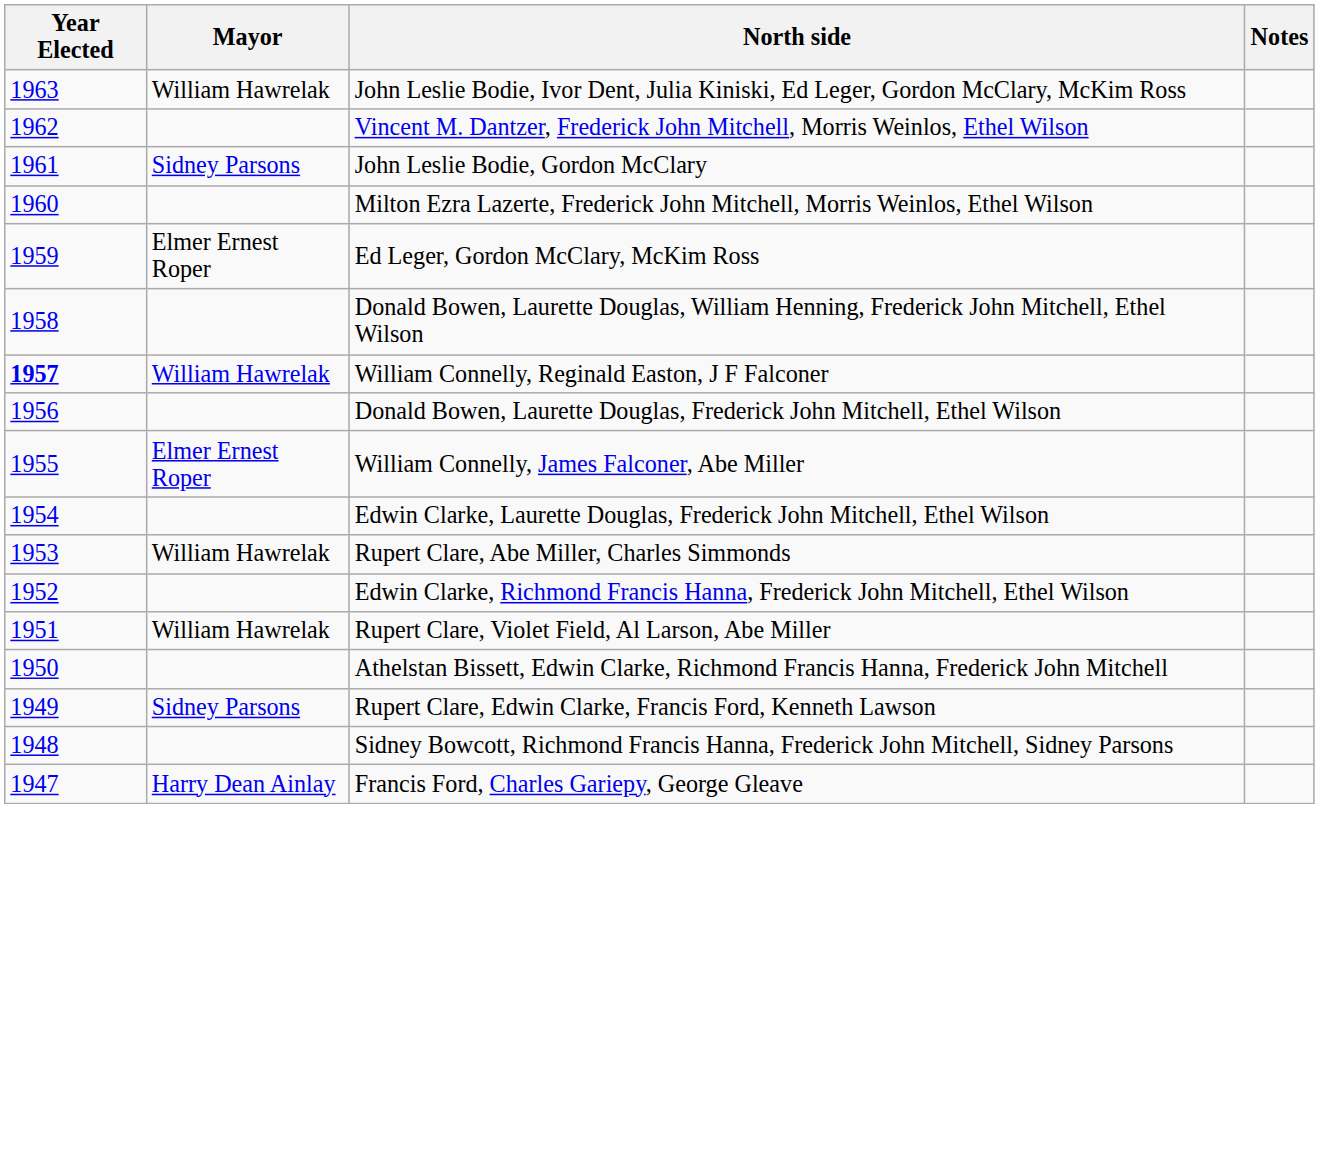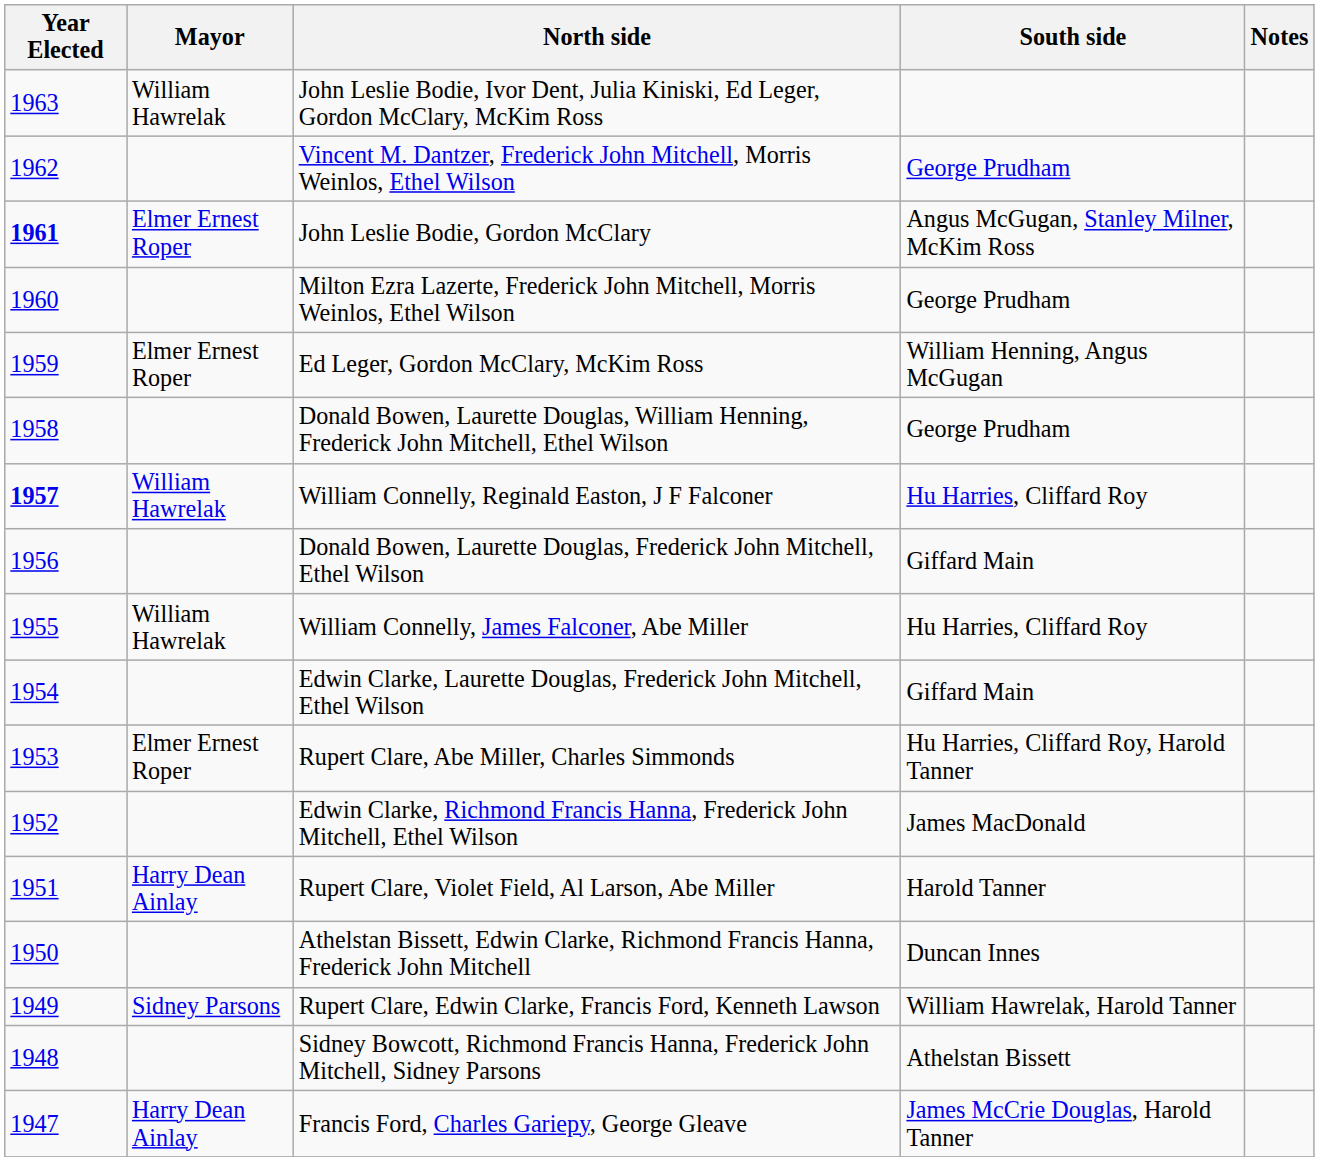+ column: (1073, 37)
(34, 165) normal -> (34, 233) bold
(226, 165) Sidney Parsons -> (195, 233) Elmer Ernest Roper
(215, 463) Elmer Ernest Roper -> (179, 626) William Hawrelak
(241, 553) William Hawrelak -> (195, 757) Elmer Ernest Roper
(241, 630) William Hawrelak -> (189, 888) Harry Dean Ainlay
